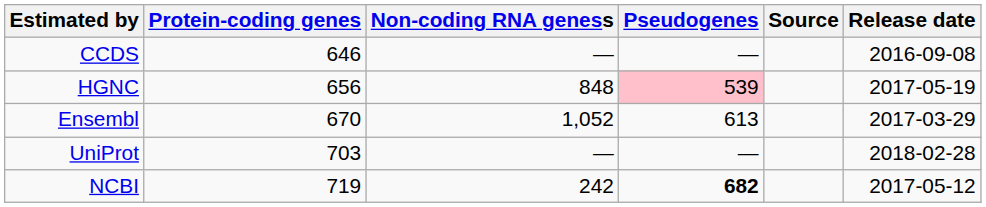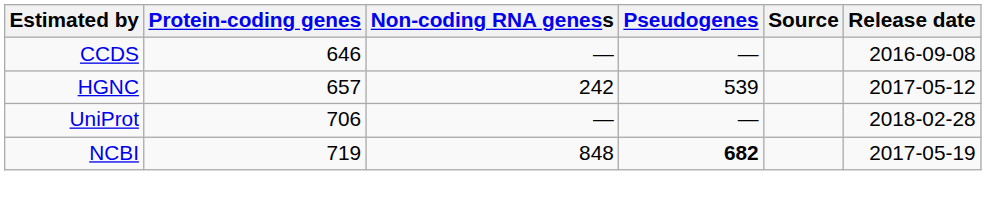(344, 86) 656 -> (344, 86) 657
(596, 86) 848 -> (596, 86) 242
(741, 86) pink background -> (741, 86) no background
(922, 86) 2017-05-19 -> (922, 86) 2017-05-12
- row: (98, 119)
(344, 152) 703 -> (344, 119) 706
(596, 185) 242 -> (596, 152) 848
(922, 185) 2017-05-12 -> (922, 152) 2017-05-19
